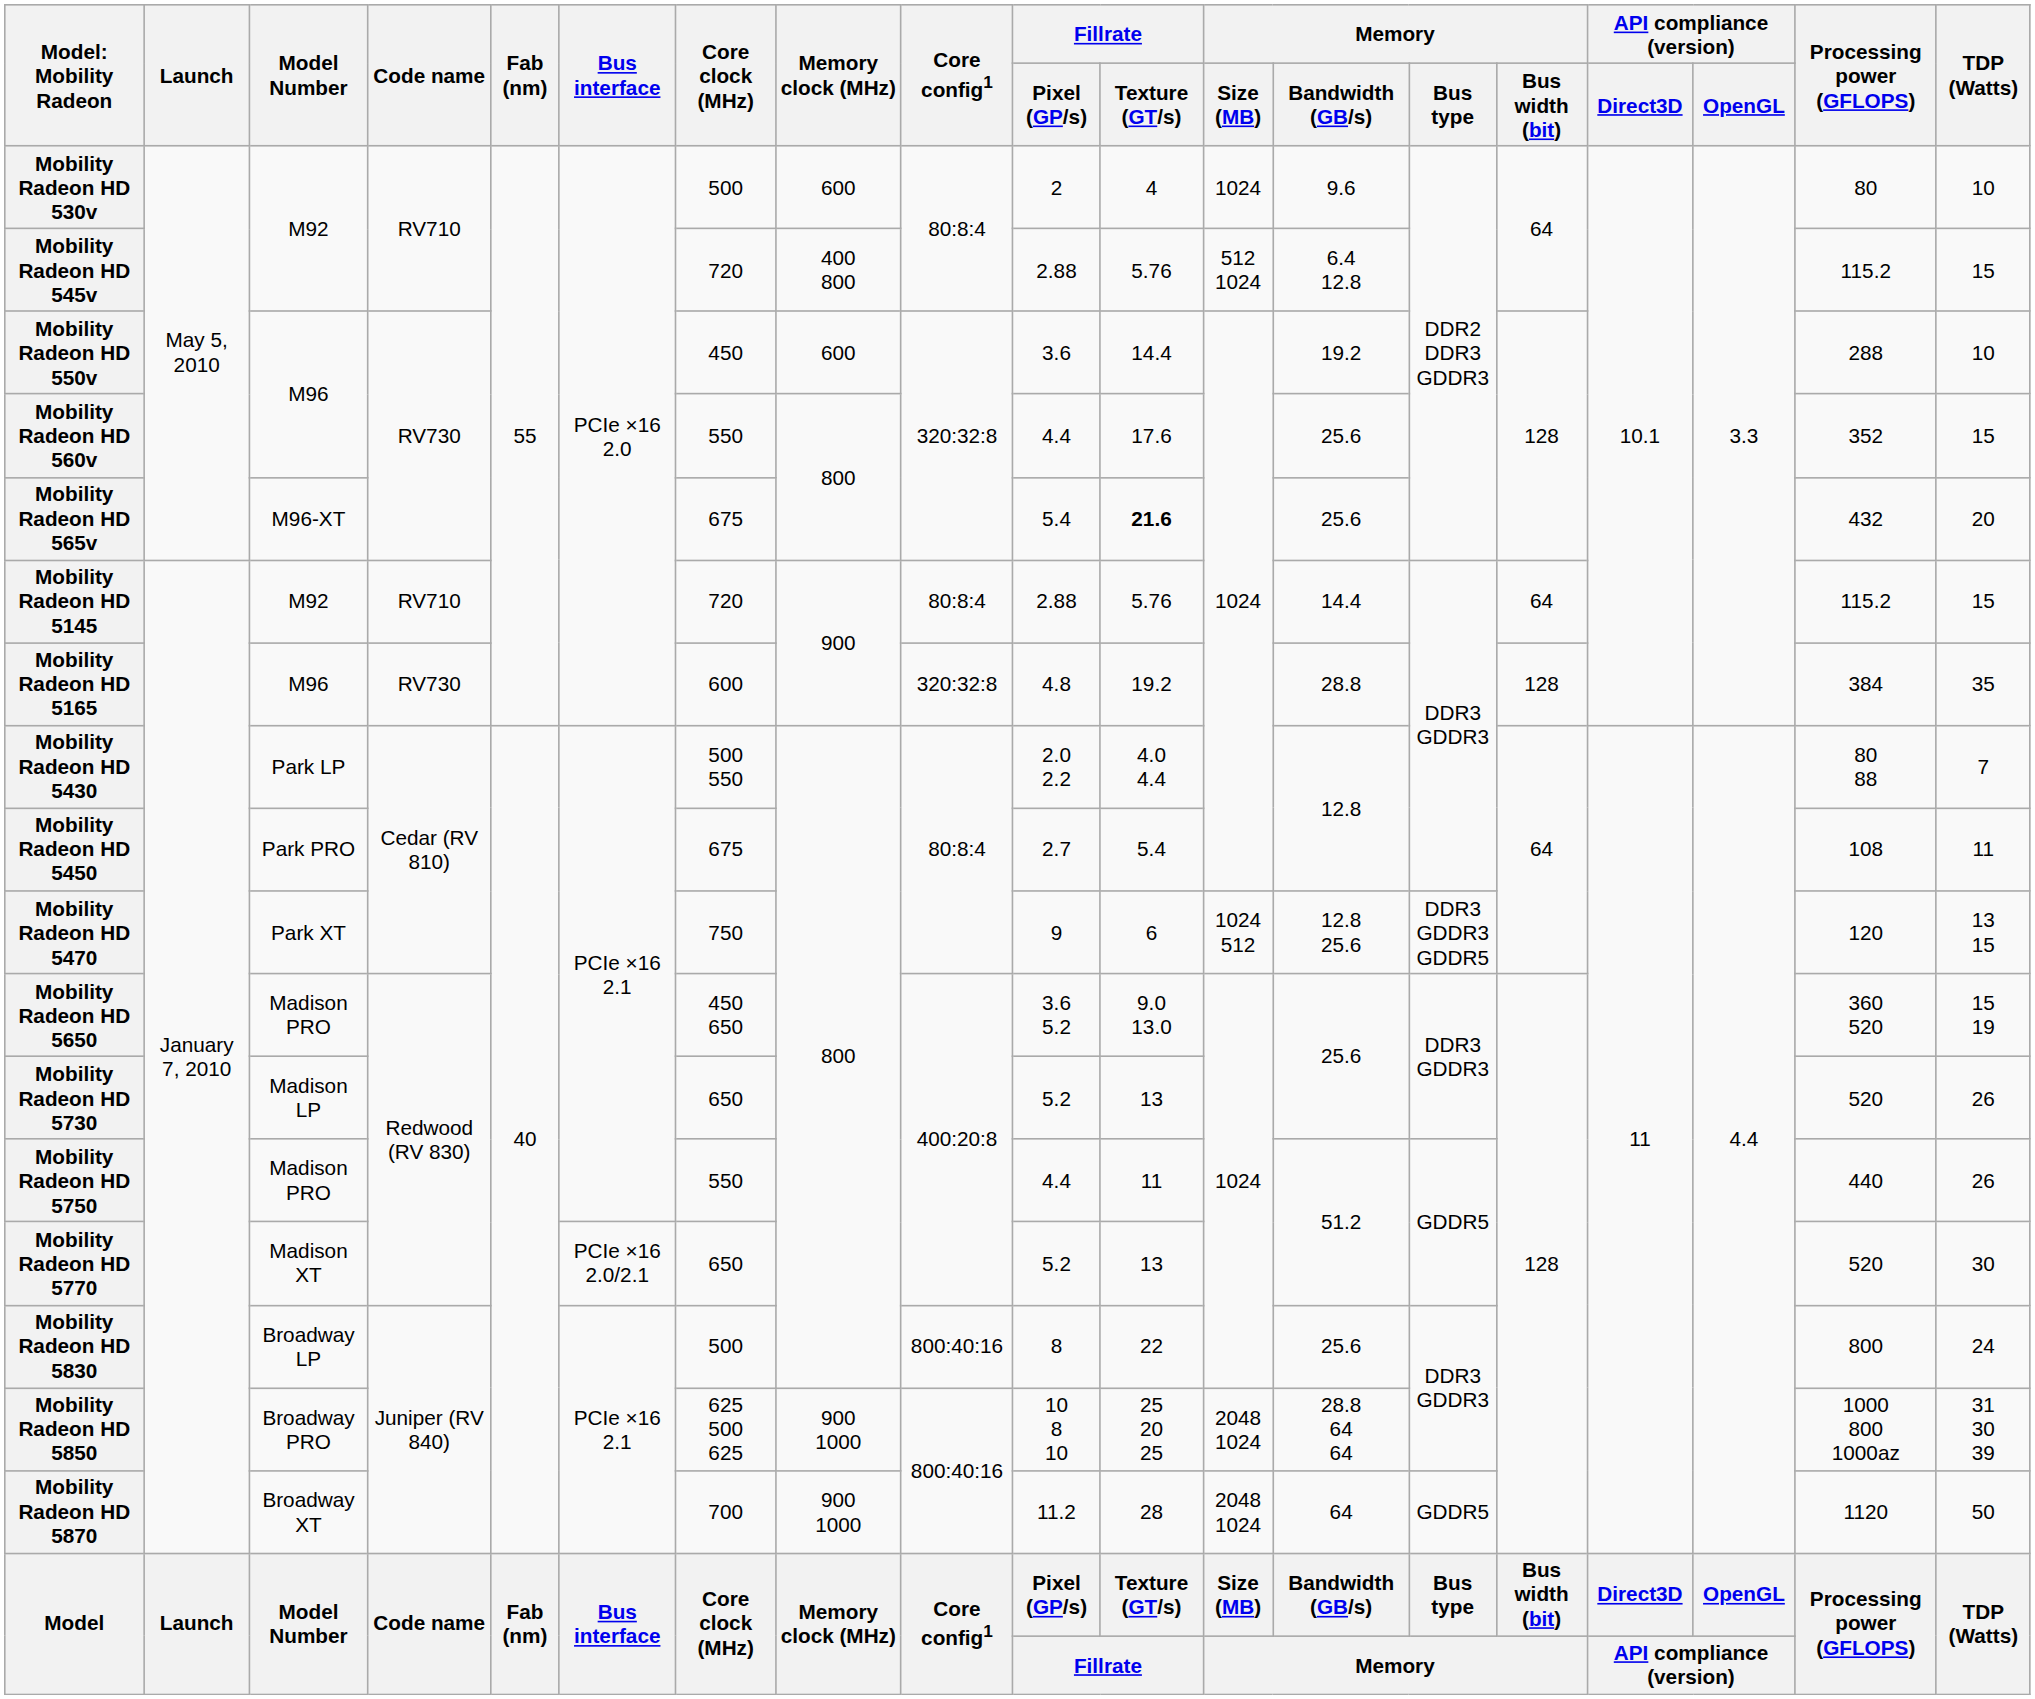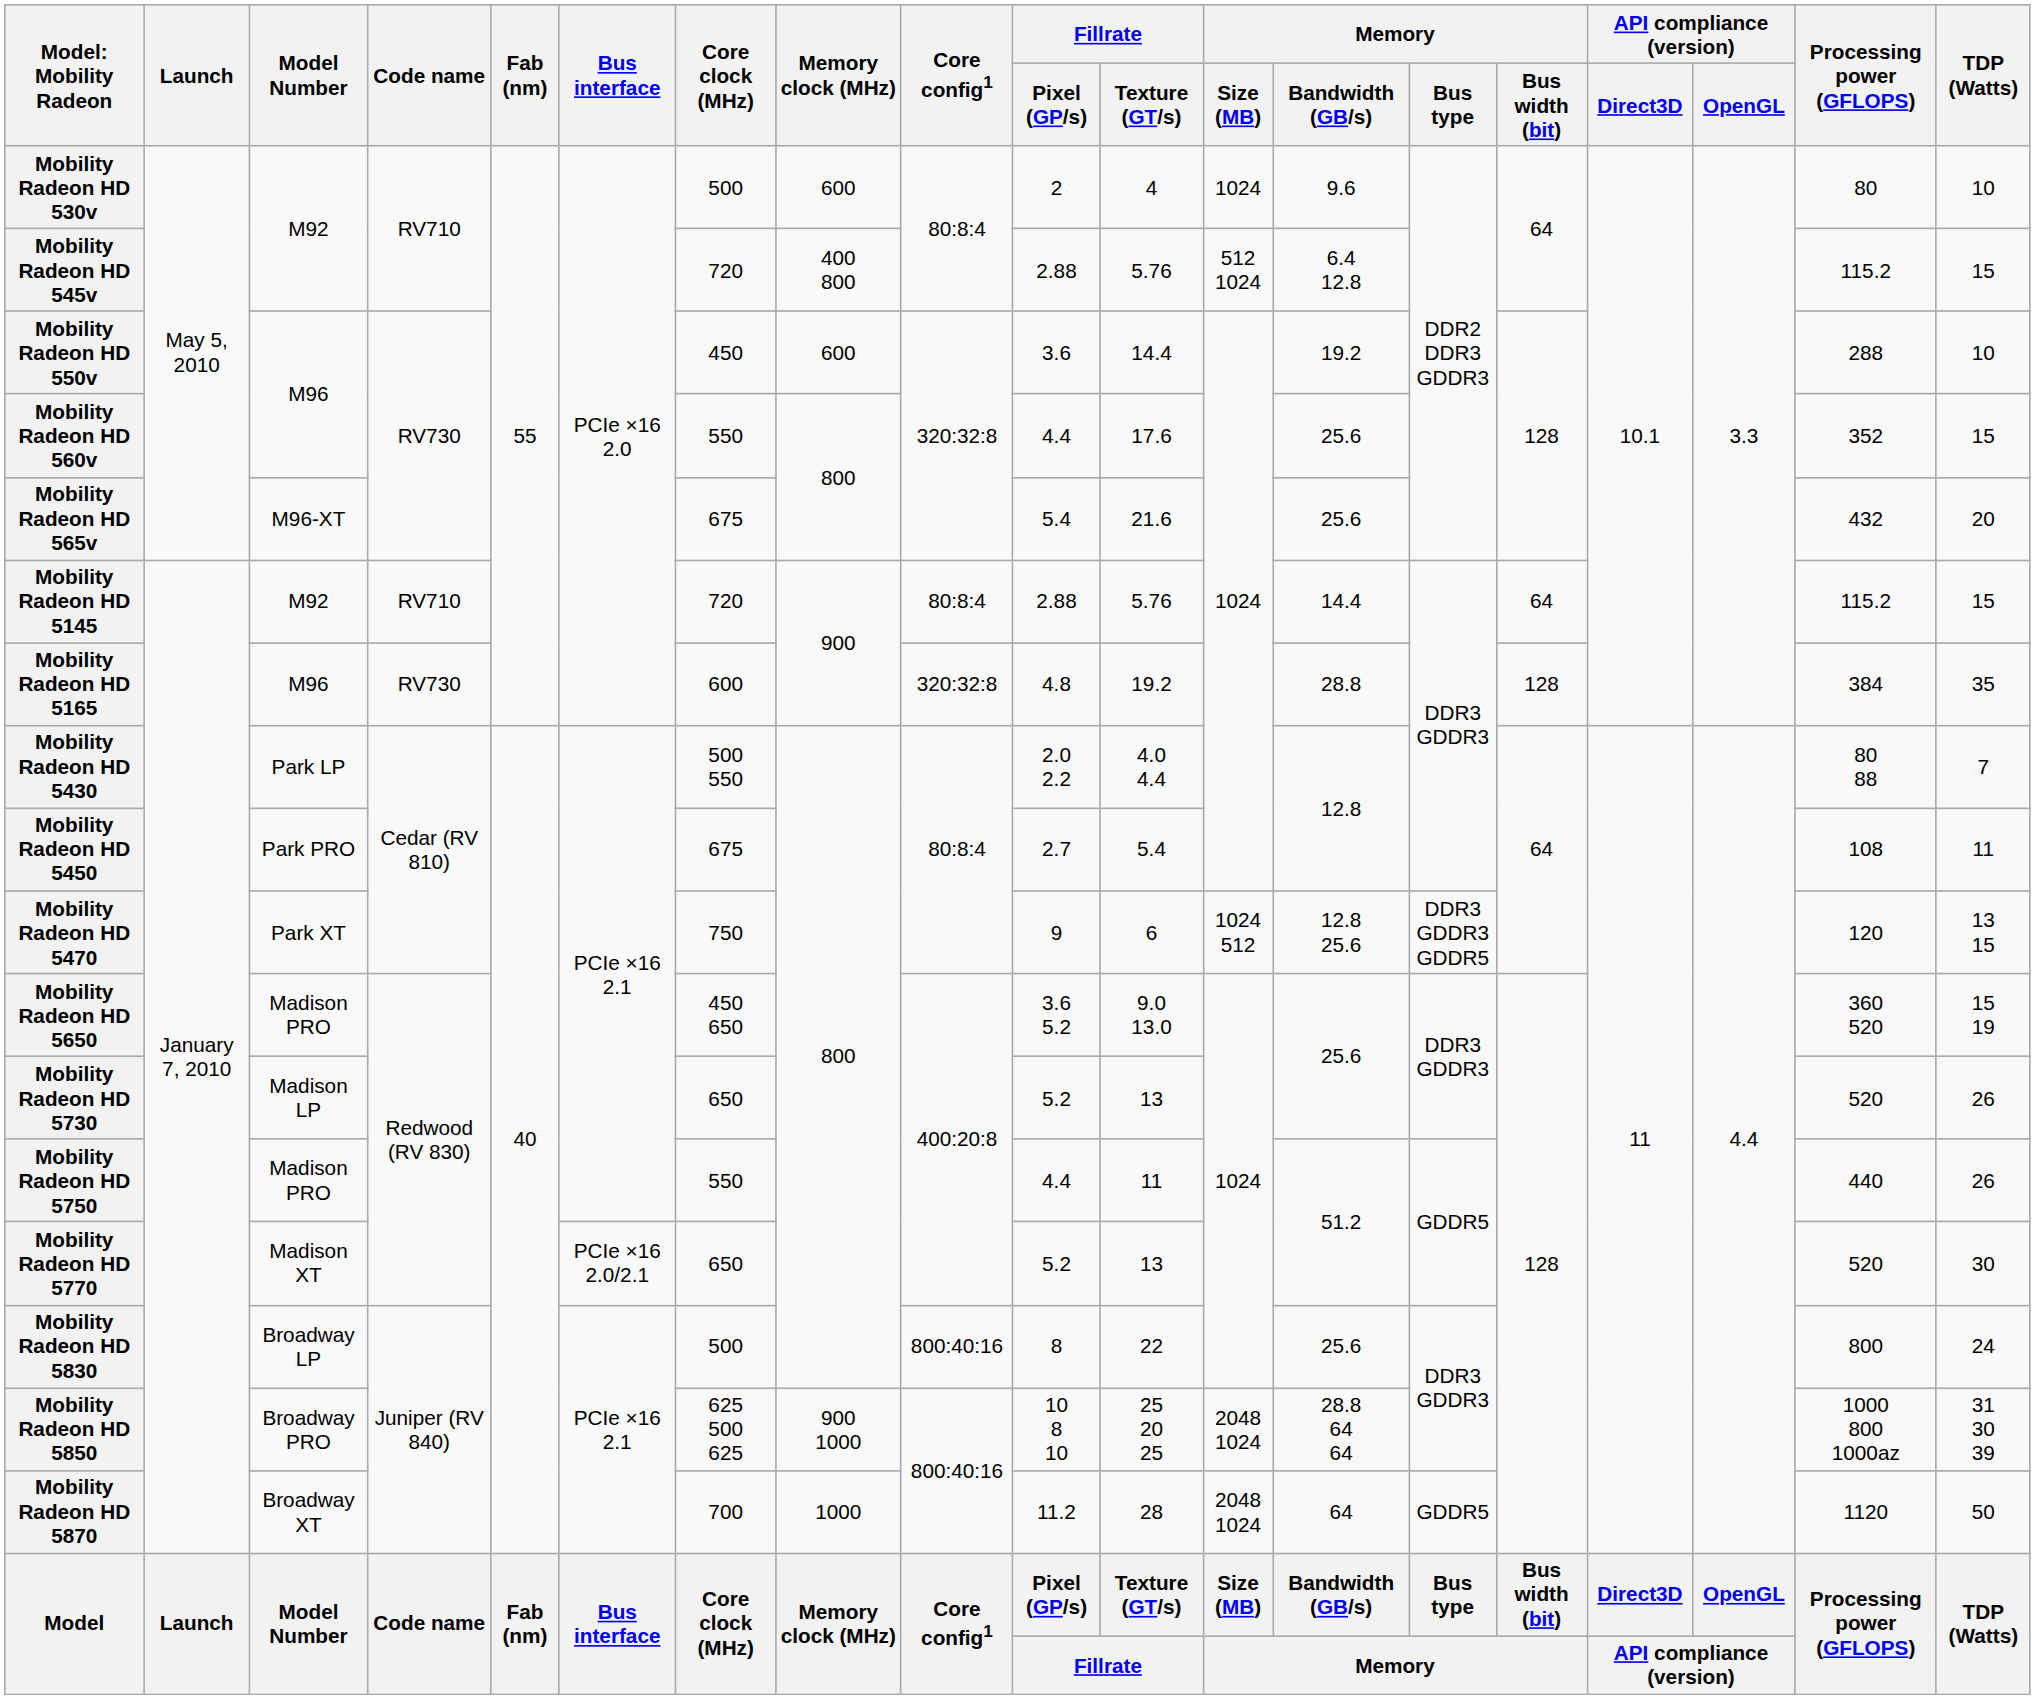(1152, 518) bold -> (1152, 518) normal
(838, 1512) 900 1000 -> (838, 1512) 1000
